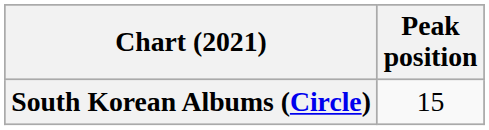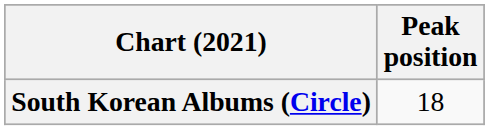(431, 101) 15 -> (431, 101) 18
